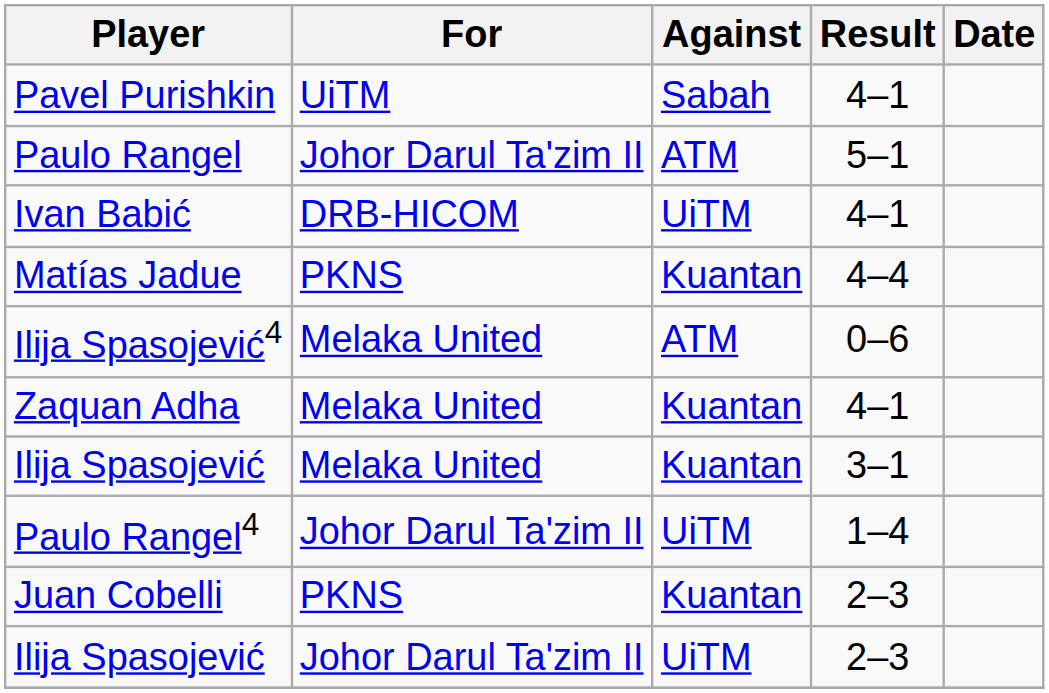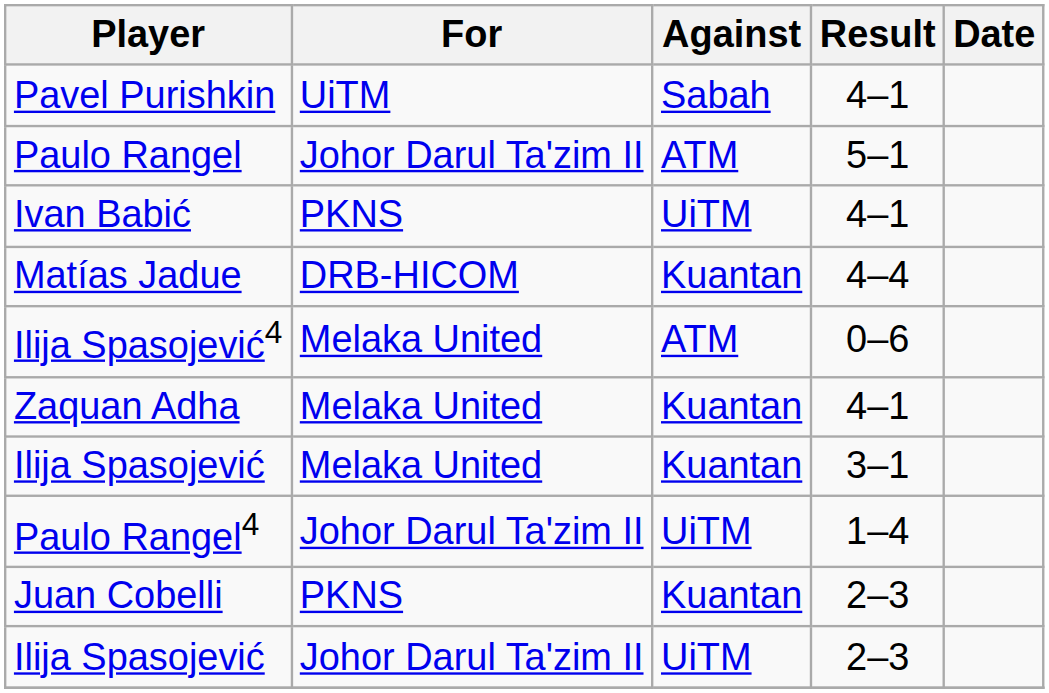(409, 214) DRB-HICOM -> (351, 214) PKNS
(351, 275) PKNS -> (409, 275) DRB-HICOM
